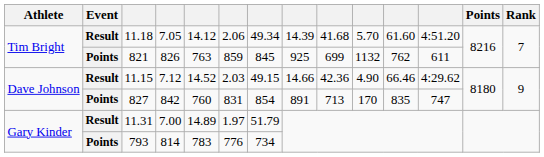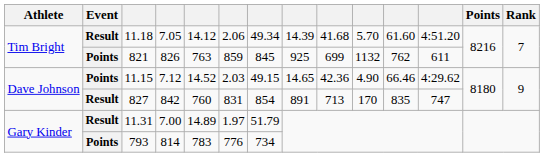(102, 78) Result -> (102, 78) Points
(300, 78) 14.66 -> (300, 78) 14.65
(102, 100) Points -> (102, 100) Result
